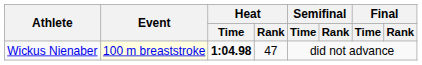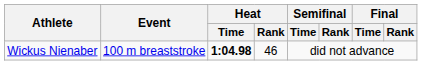(154, 51) lightyellow background -> (154, 51) no background
(271, 51) 47 -> (271, 51) 46
